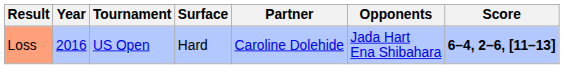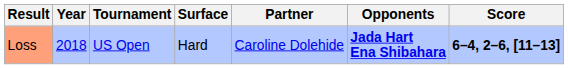(71, 44) 2016 -> (71, 44) 2018
(396, 44) normal -> (398, 44) bold
